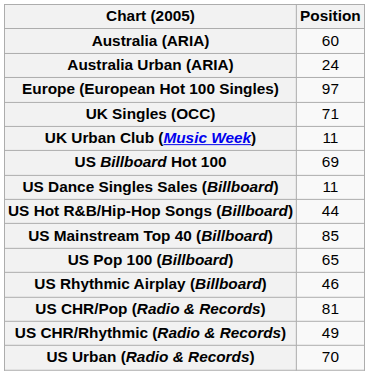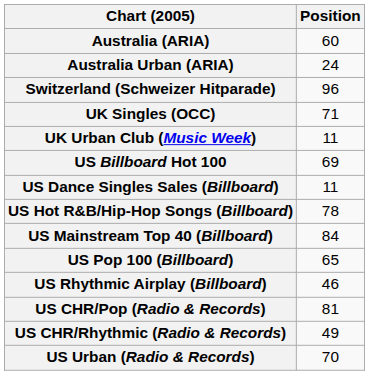- row: (151, 89)
+ row: (151, 89)
(330, 211) 44 -> (330, 211) 78
(330, 235) 85 -> (330, 235) 84
